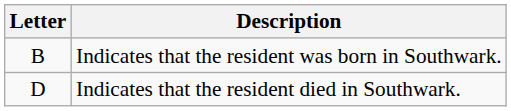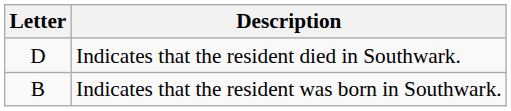rows swapped: (289, 55) <-> (268, 88)
